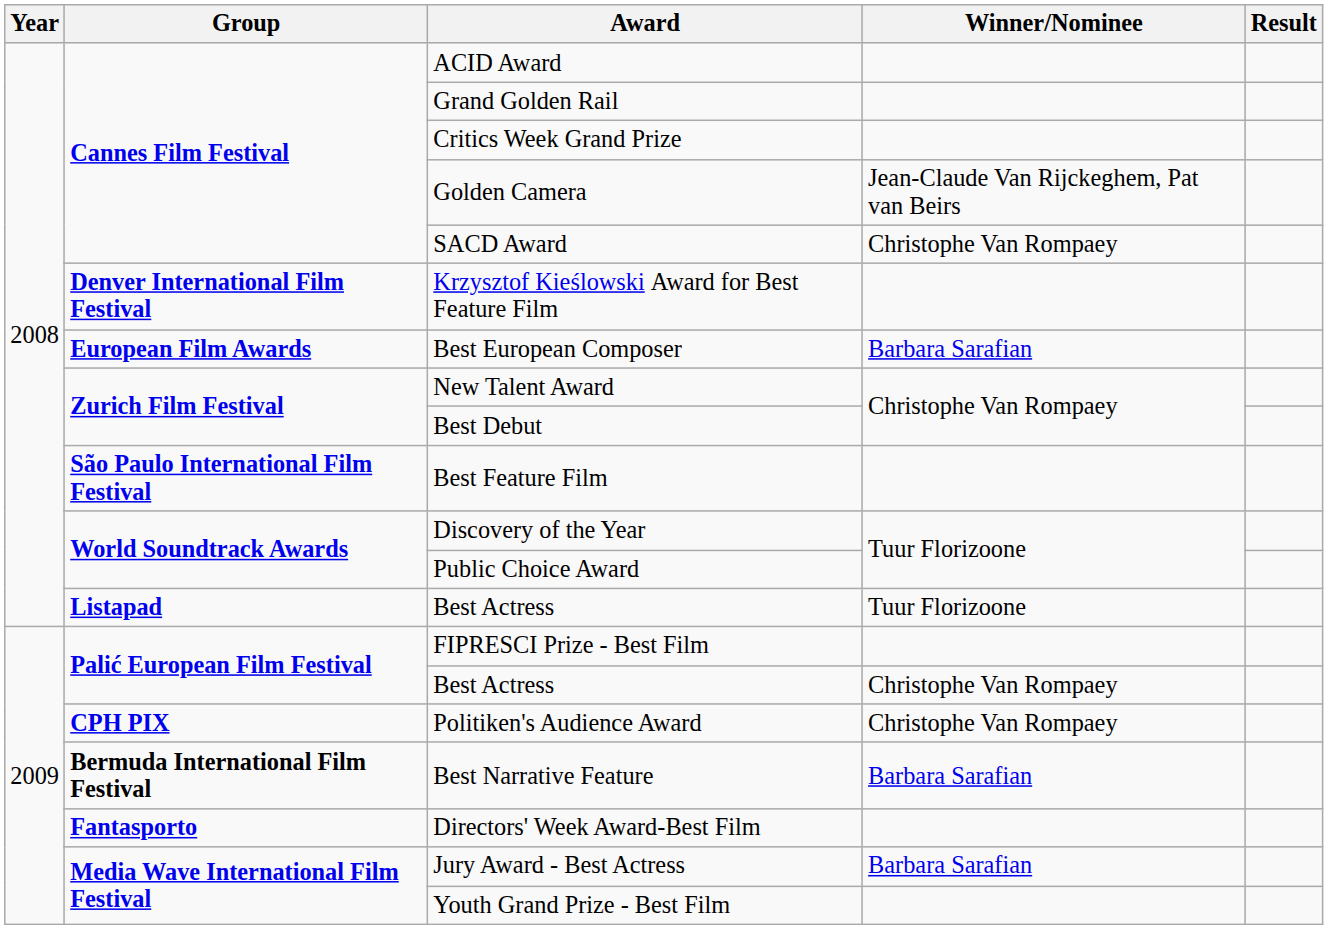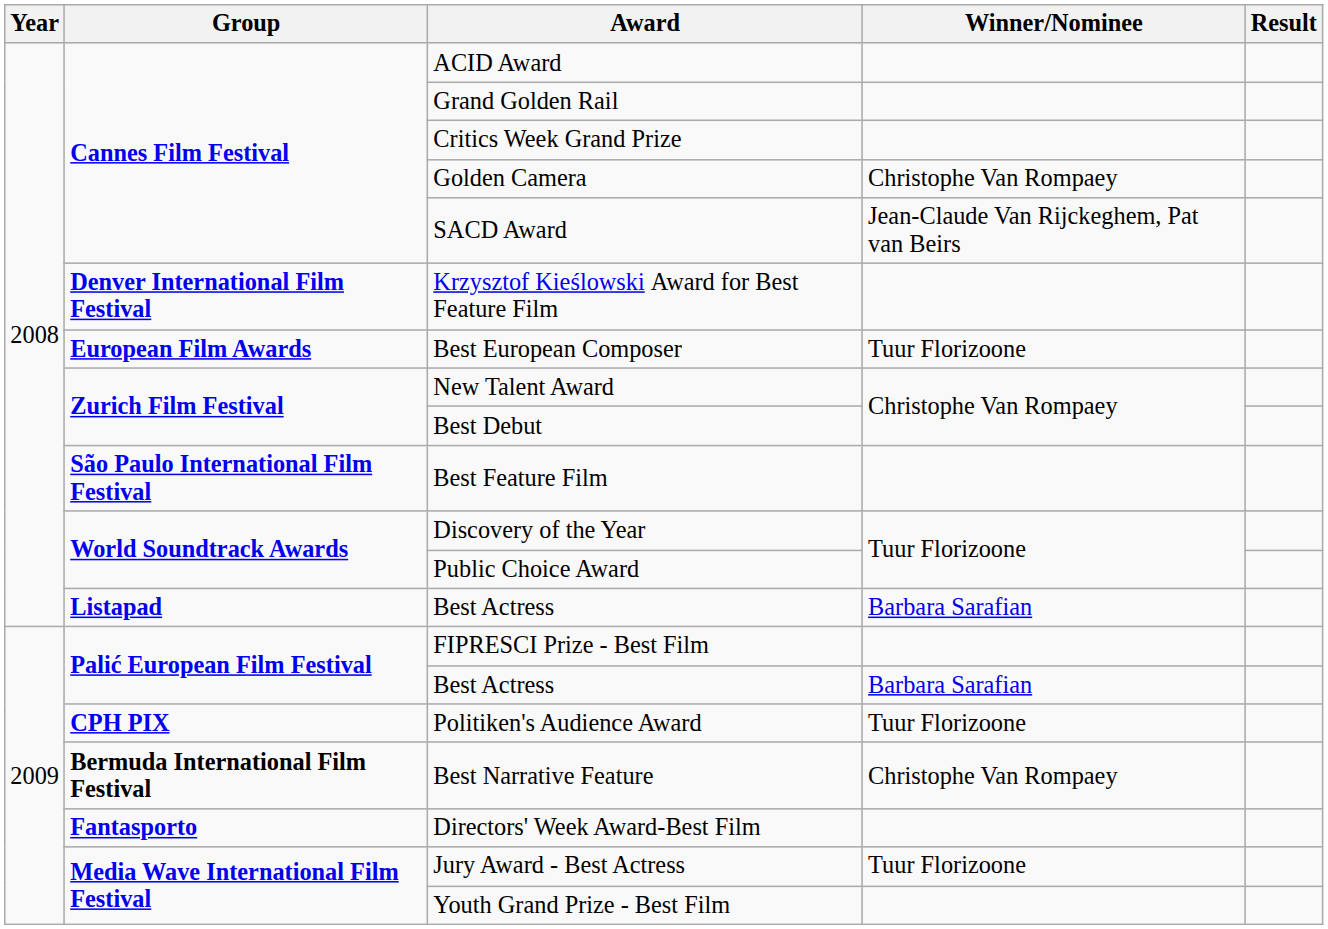(1033, 191) Jean-Claude Van Rijckeghem, Pat van Beirs -> (993, 178) Christophe Van Rompaey
(993, 243) Christophe Van Rompaey -> (1033, 230) Jean-Claude Van Rijckeghem, Pat van Beirs
(950, 348) Barbara Sarafian -> (947, 348) Tuur Florizoone
(947, 607) Tuur Florizoone -> (950, 607) Barbara Sarafian
(993, 684) Christophe Van Rompaey -> (950, 684) Barbara Sarafian
(993, 722) Christophe Van Rompaey -> (947, 722) Tuur Florizoone
(950, 775) Barbara Sarafian -> (993, 775) Christophe Van Rompaey
(950, 866) Barbara Sarafian -> (947, 866) Tuur Florizoone
